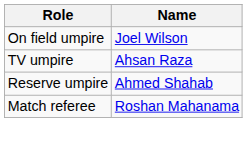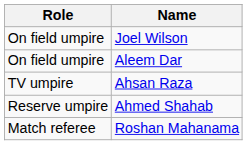+ row: (148, 60)
